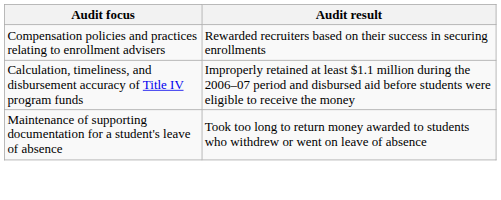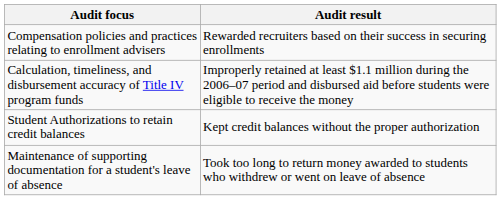+ row: (90, 127)
